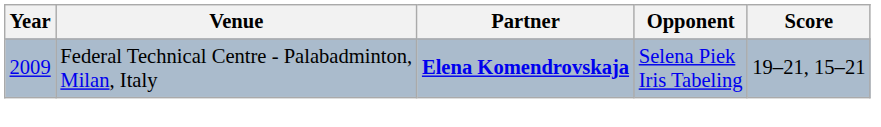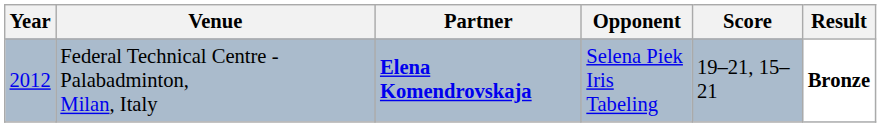+ column: (839, 21)
(30, 67) 2009 -> (30, 80) 2012
